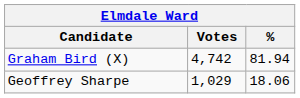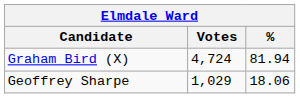(211, 60) 4,742 -> (211, 60) 4,724
